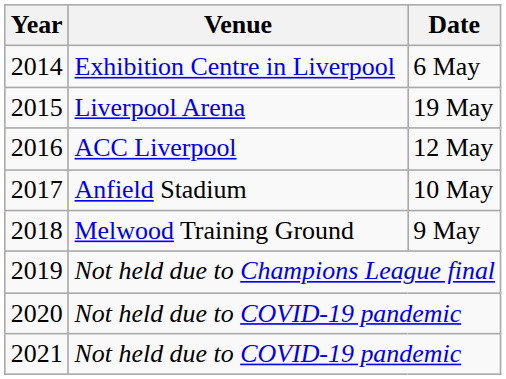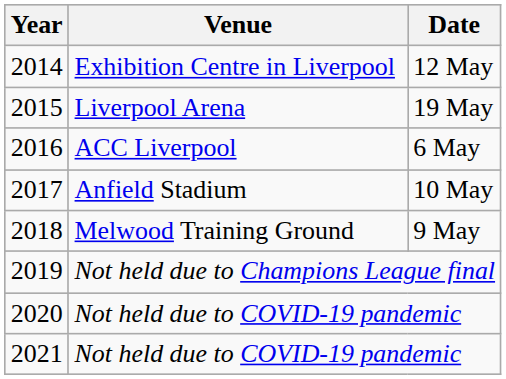(447, 66) 6 May -> (453, 66) 12 May
(453, 148) 12 May -> (447, 148) 6 May
